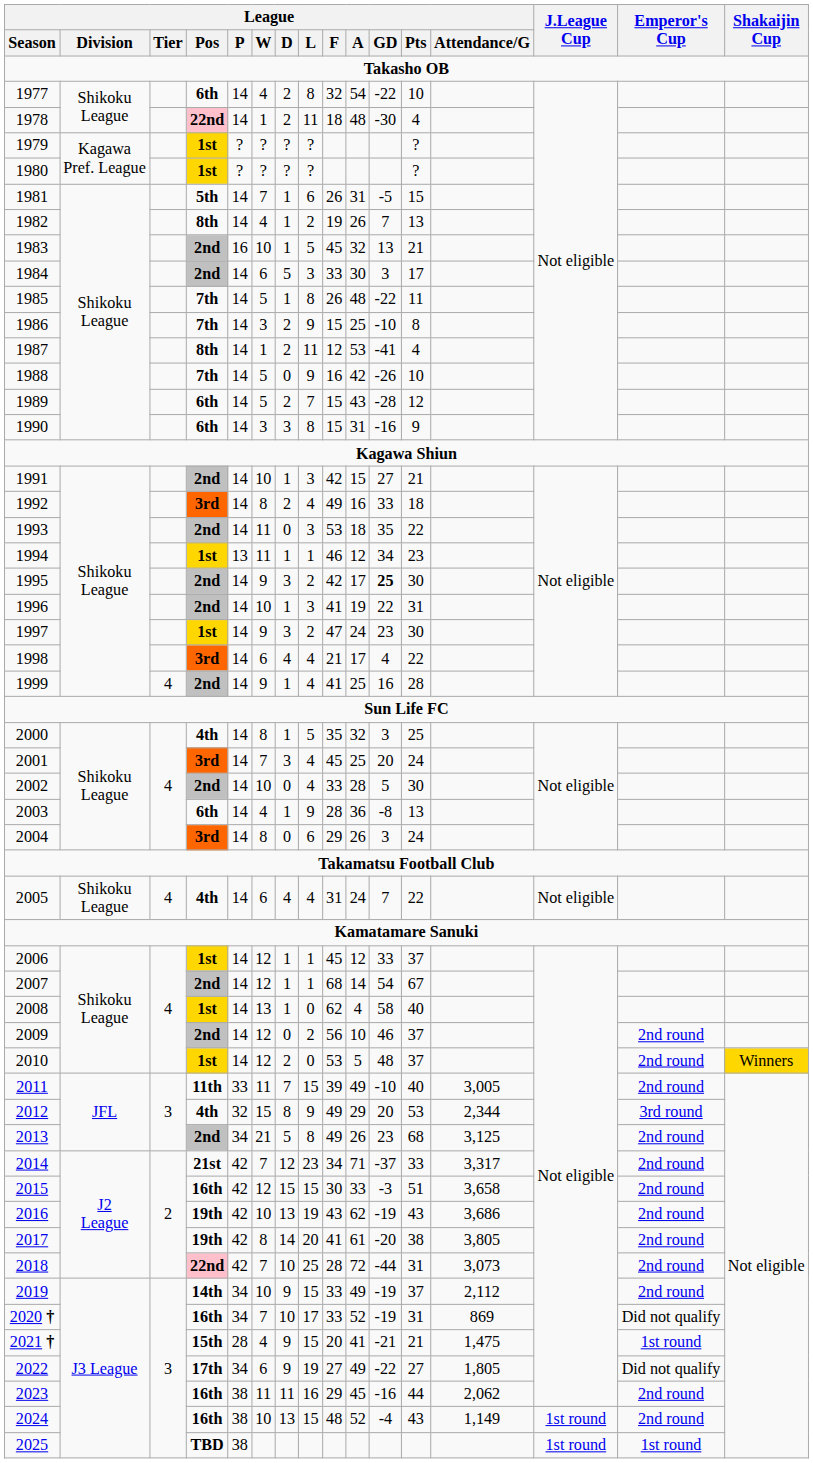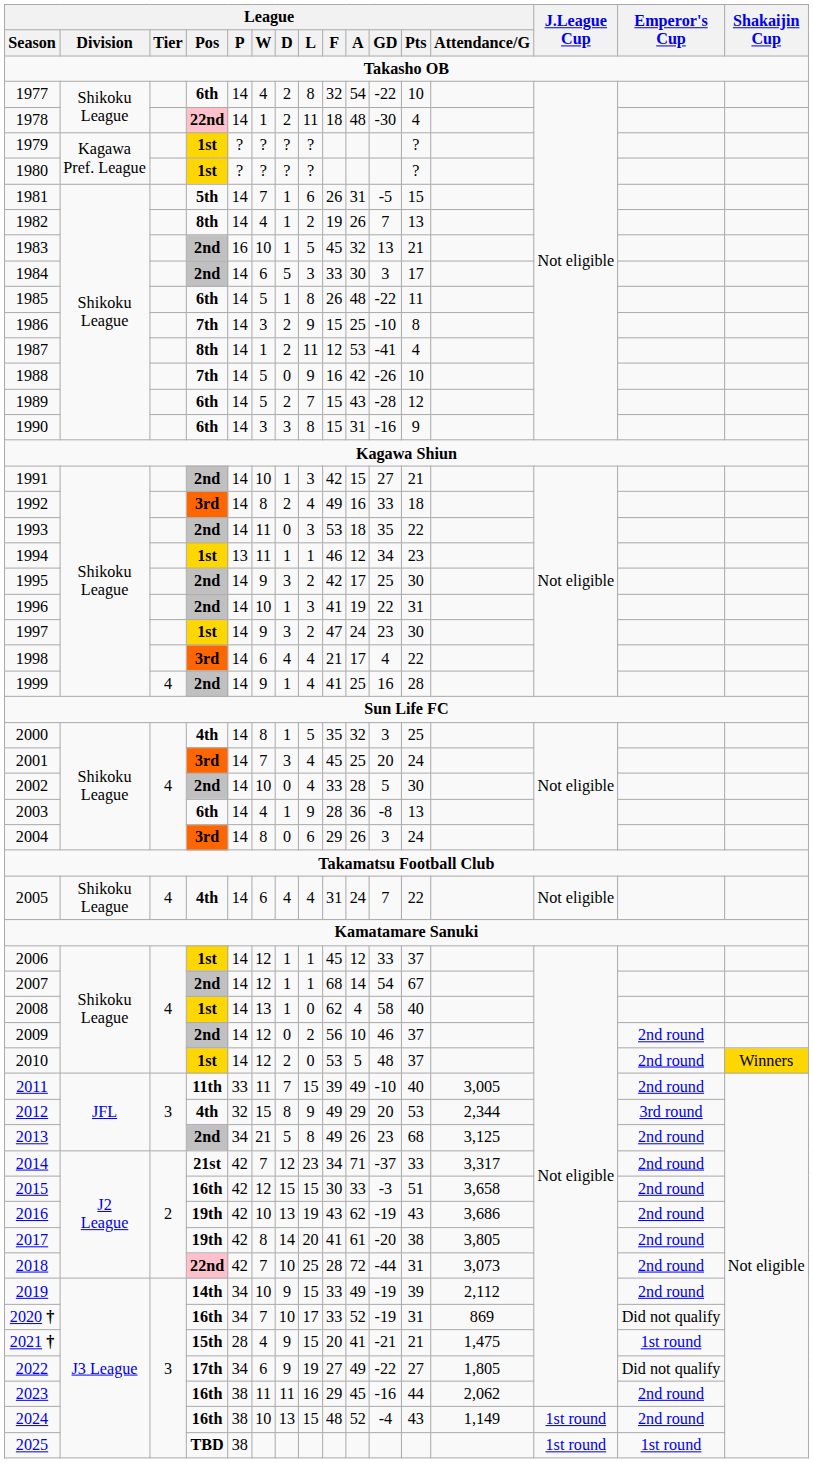(207, 299) 7th -> (207, 299) 6th
(385, 581) bold -> (385, 581) normal
(416, 1291) 37 -> (416, 1291) 39
